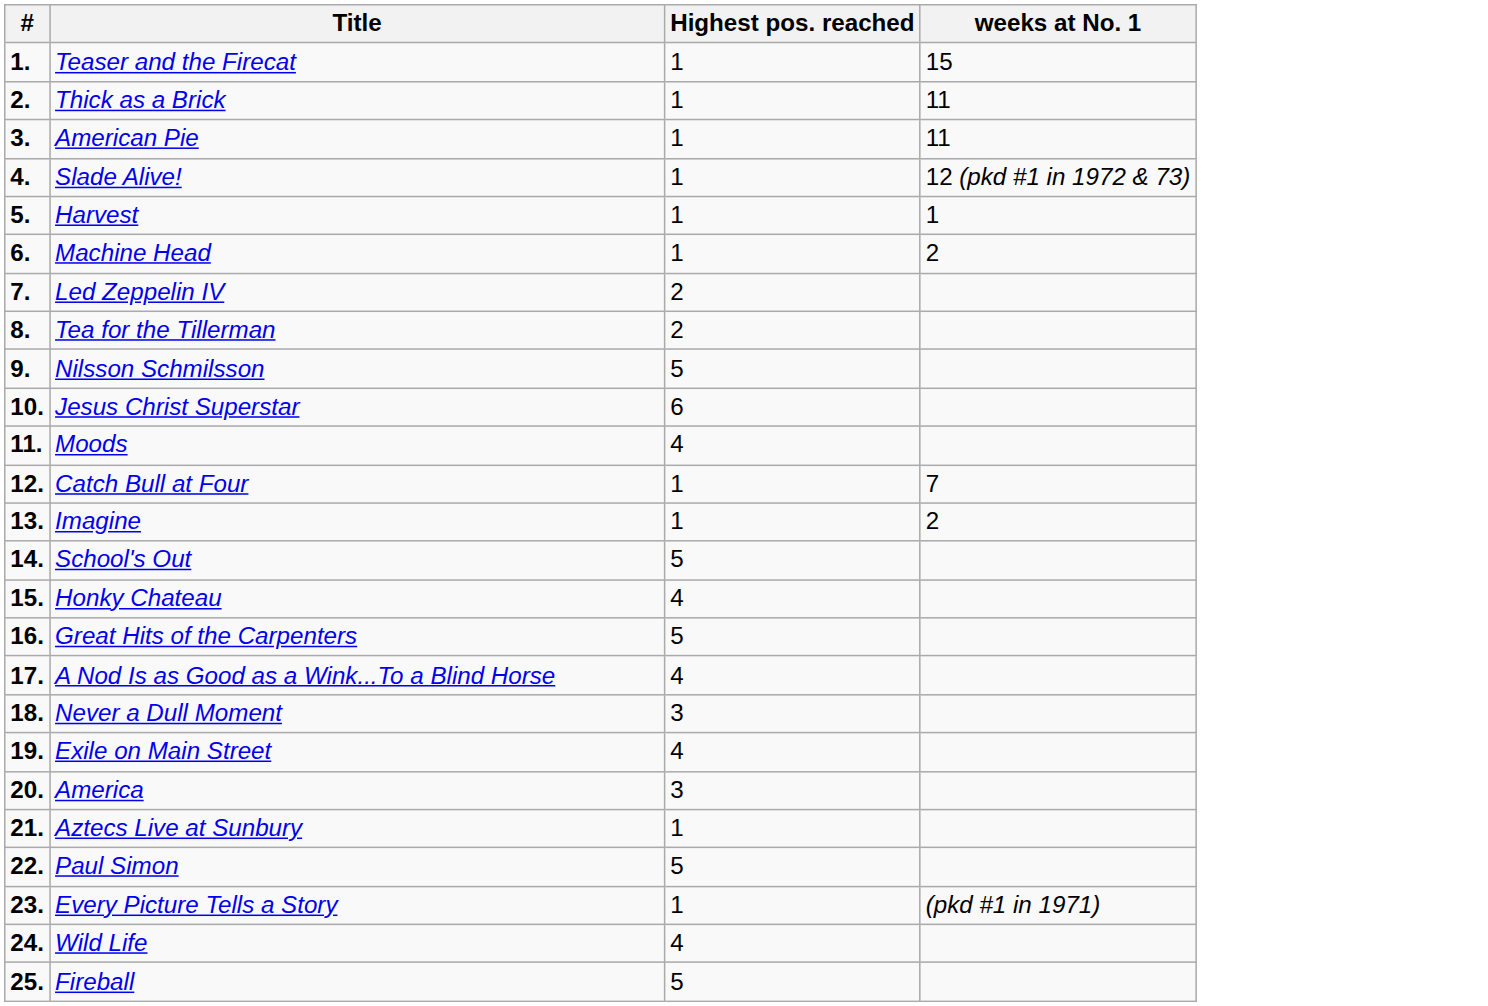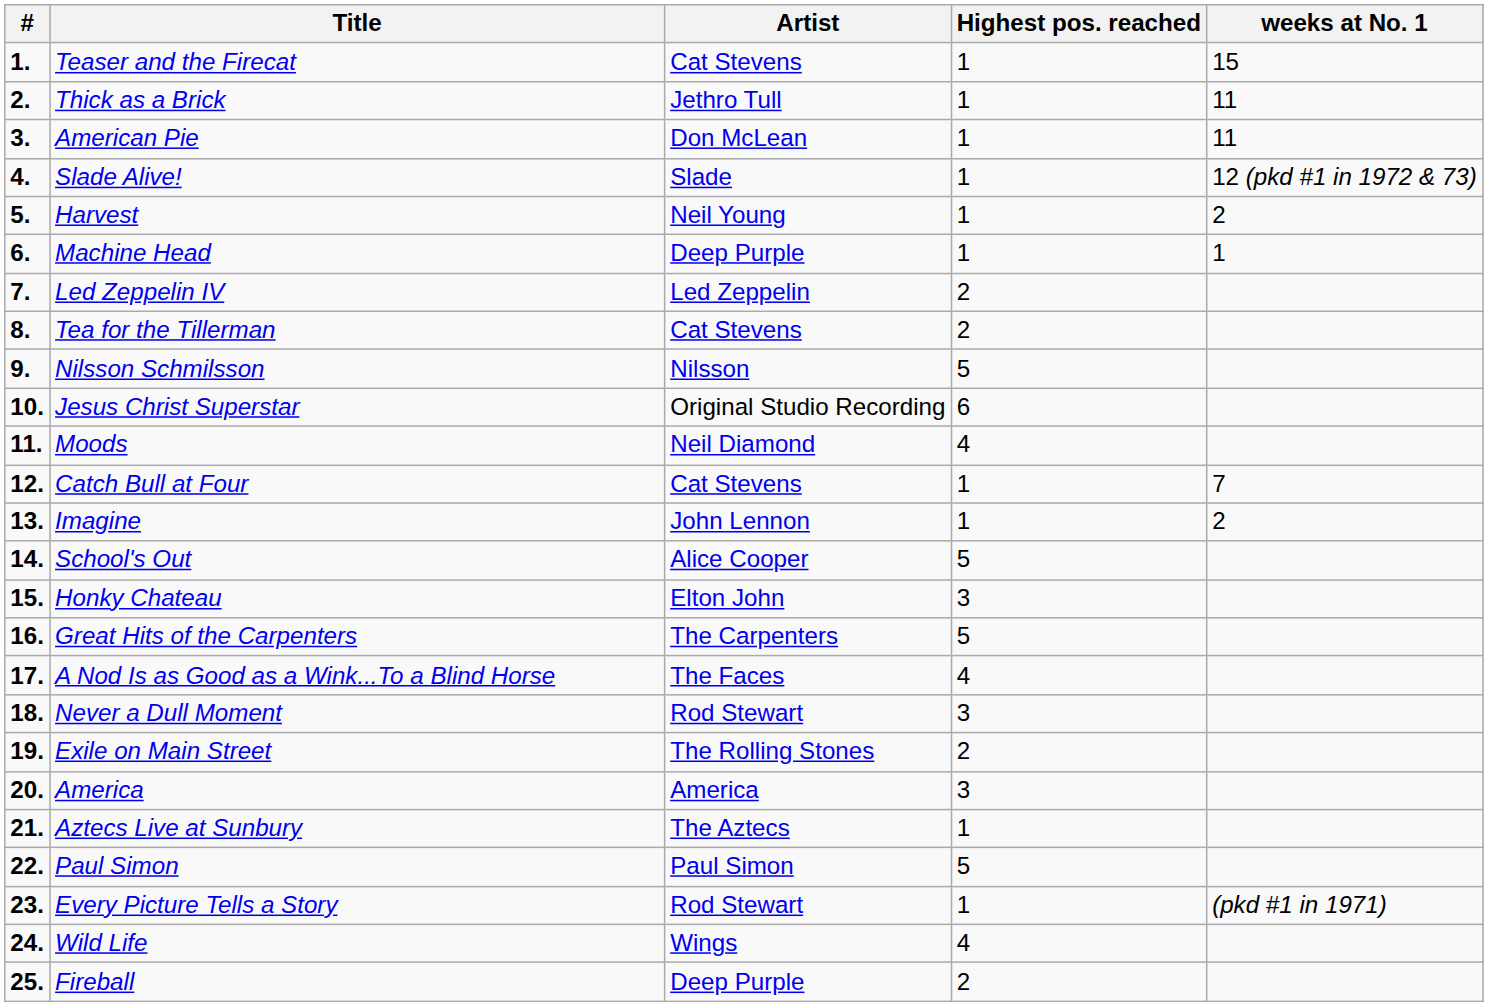+ column: (808, 23)
(932, 215) 1 -> (1219, 215) 2
(932, 253) 2 -> (1219, 253) 1
(677, 598) 4 -> (963, 598) 3
(677, 751) 4 -> (963, 751) 2
(677, 981) 5 -> (963, 981) 2
